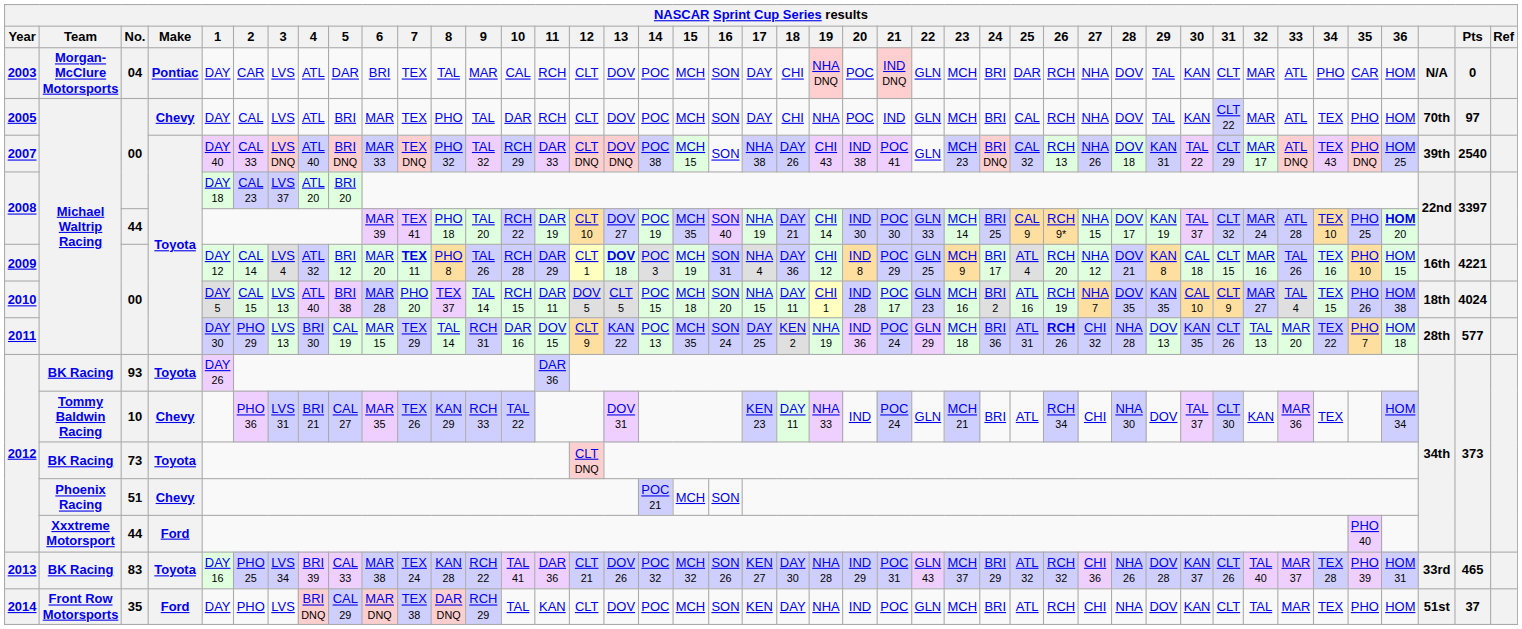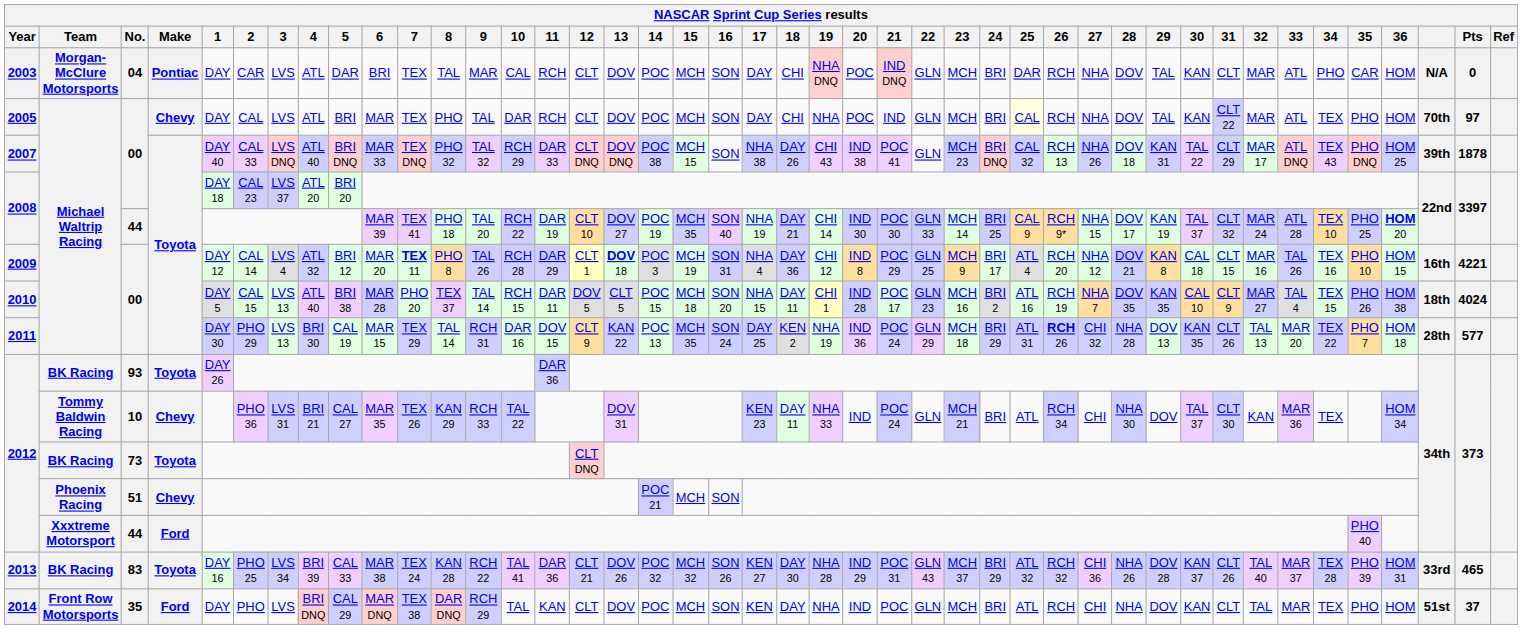(1027, 117) no background -> (1027, 117) lightyellow background
(1473, 154) 2540 -> (1473, 154) 1878
(995, 335) BRI 36 -> (995, 335) BRI 29
